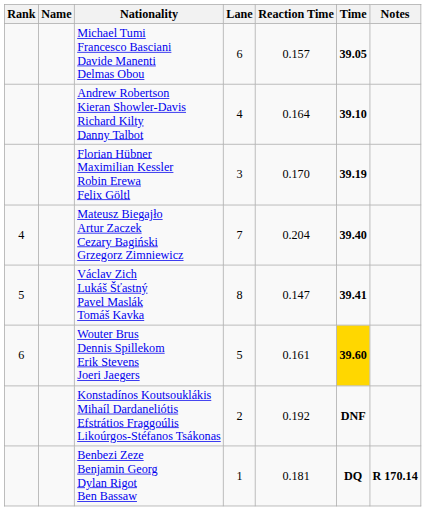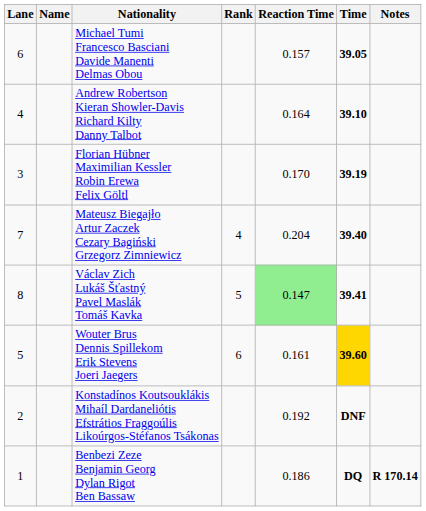columns swapped: (21, 14) <-> (240, 14)
(296, 295) no background -> (296, 295) lightgreen background
(296, 476) 0.181 -> (296, 476) 0.186
